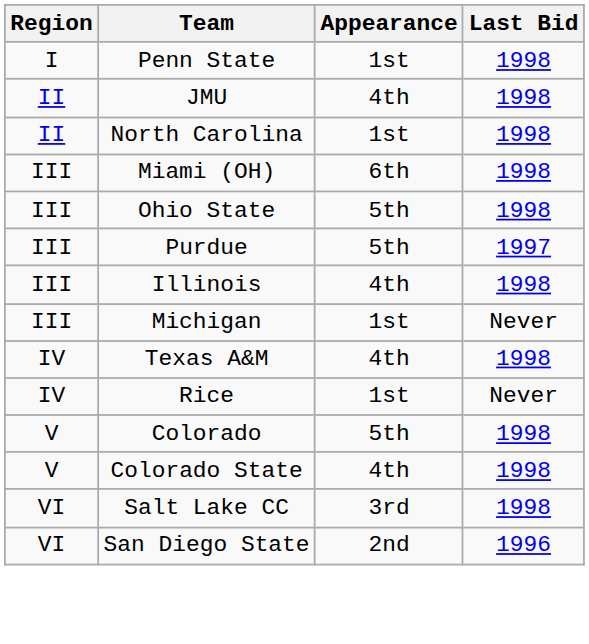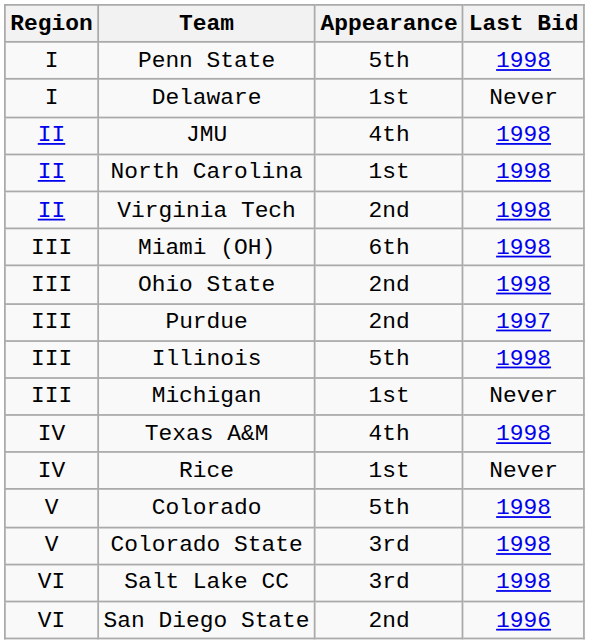(389, 61) 1st -> (389, 61) 5th
+ row: (207, 98)
+ row: (207, 210)
(389, 210) 5th -> (389, 285) 2nd
(389, 247) 5th -> (389, 322) 2nd
(389, 285) 4th -> (389, 359) 5th
(389, 471) 4th -> (389, 546) 3rd
